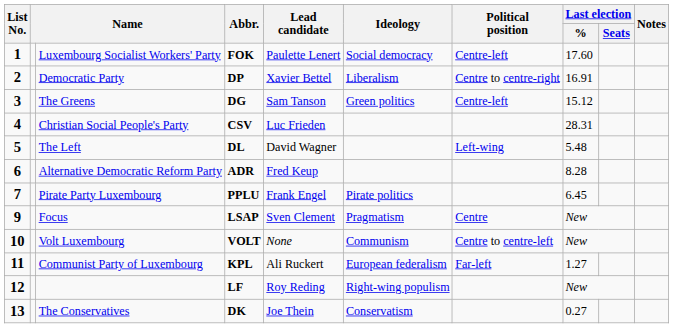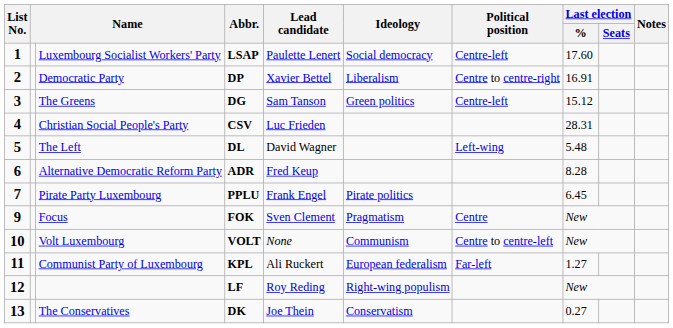(241, 54) FOK -> (243, 54) LSAP
(243, 217) LSAP -> (241, 217) FOK
